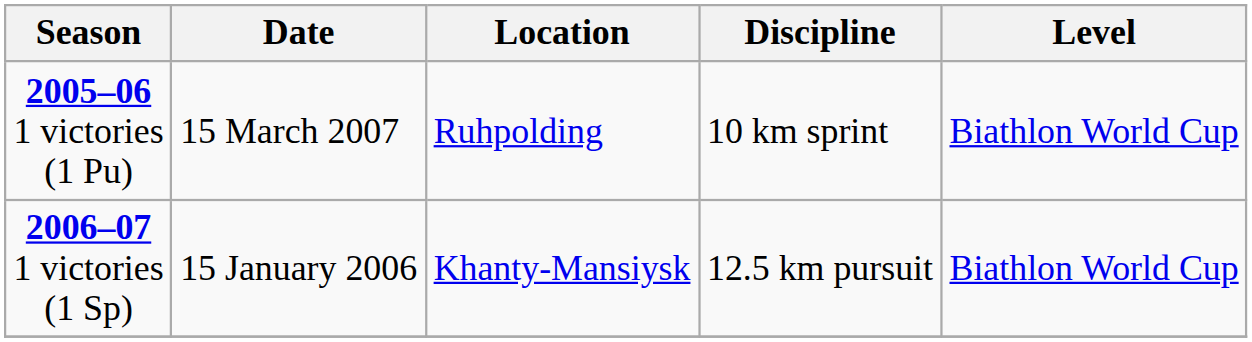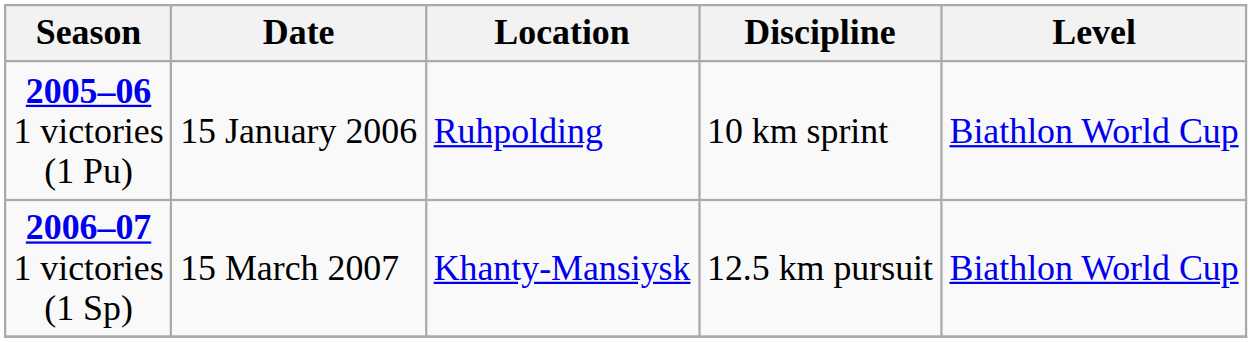(290, 130) 15 March 2007 -> (299, 130) 15 January 2006
(299, 267) 15 January 2006 -> (290, 267) 15 March 2007
